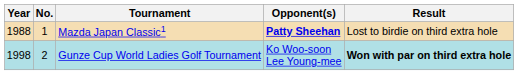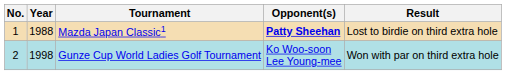columns swapped: (45, 13) <-> (19, 13)
(429, 55) bold -> (423, 55) normal
